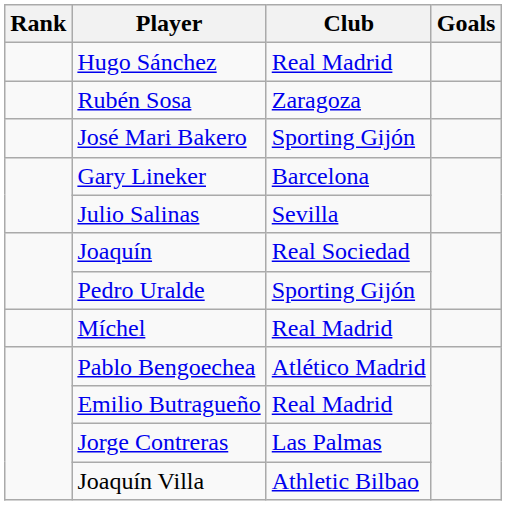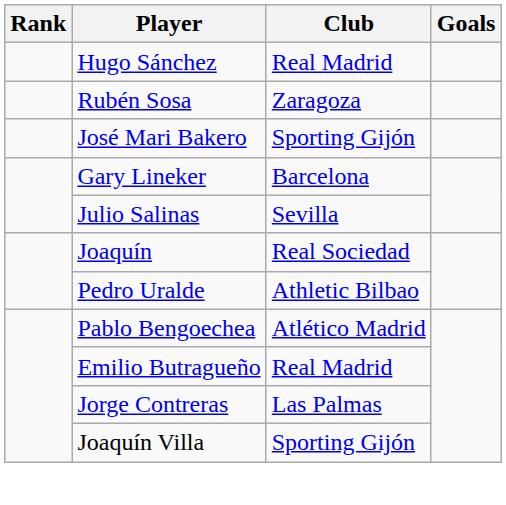(343, 289) Sporting Gijón -> (345, 289) Athletic Bilbao
- row: (111, 328)
(345, 480) Athletic Bilbao -> (343, 442) Sporting Gijón
